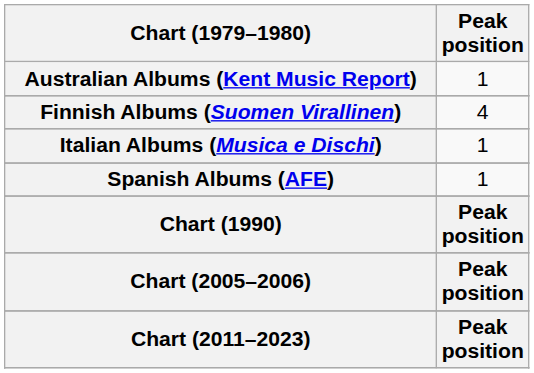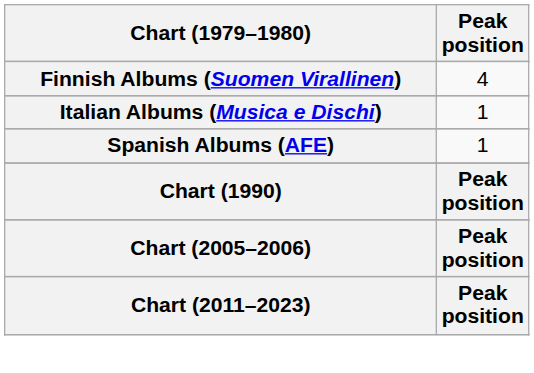- row: (221, 78)
